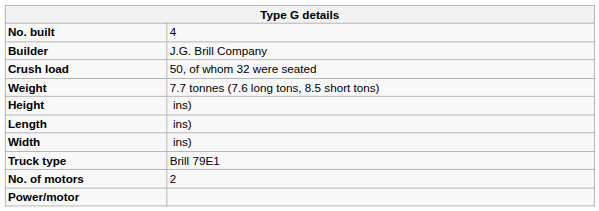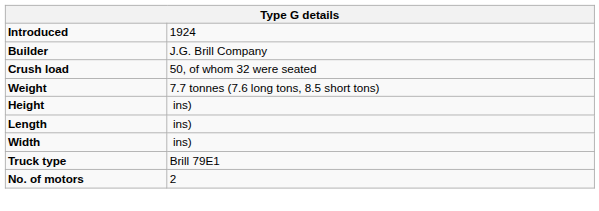+ row: (38, 33)
- row: (31, 33)
- row: (44, 197)
